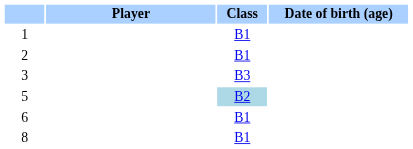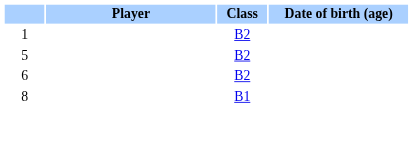(242, 34) B1 -> (242, 34) B2
- row: (25, 55)
- row: (25, 76)
(242, 96) lightblue background -> (242, 55) no background
(242, 117) B1 -> (242, 76) B2
